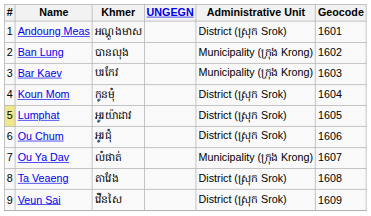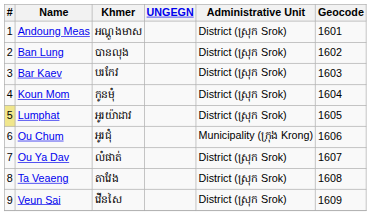(256, 52) Municipality (ក្រុង Krong) -> (243, 52) District (ស្រុក Srok)
(256, 73) Municipality (ក្រុង Krong) -> (243, 73) District (ស្រុក Srok)
(243, 136) District (ស្រុក Srok) -> (256, 136) Municipality (ក្រុង Krong)
(256, 157) Municipality (ក្រុង Krong) -> (243, 157) District (ស្រុក Srok)
